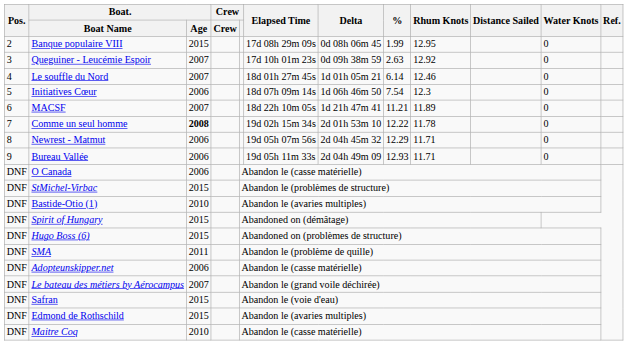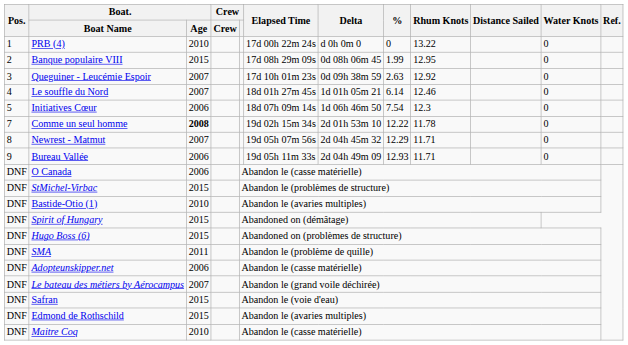+ row: (48, 44)
- row: (49, 108)
(199, 140) 2006 -> (199, 140) 2007
